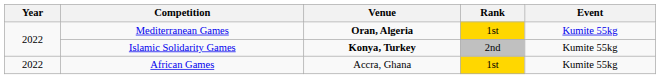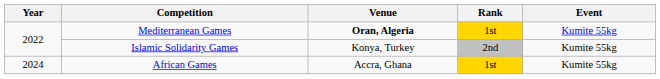(382, 48) bold -> (383, 48) normal
(33, 65) 2022 -> (33, 65) 2024
